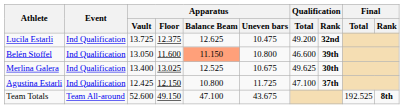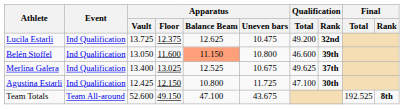(330, 69) 30th -> (330, 69) 37th
(330, 83) 37th -> (330, 83) 30th
